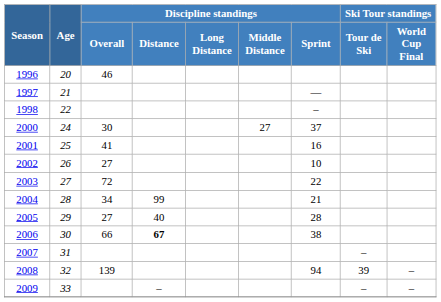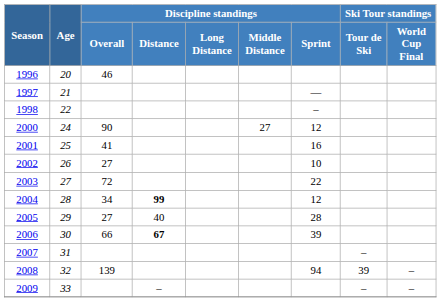(107, 128) 30 -> (107, 128) 90
(316, 128) 37 -> (316, 128) 12
(159, 199) normal -> (159, 199) bold
(316, 199) 21 -> (316, 199) 12
(316, 234) 38 -> (316, 234) 39
